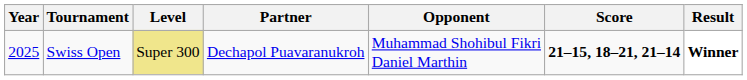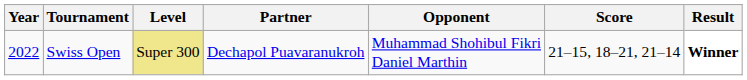(24, 52) 2025 -> (24, 52) 2022
(614, 52) bold -> (614, 52) normal
